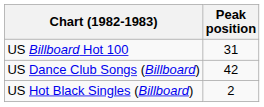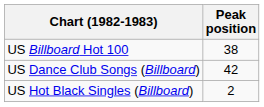(231, 49) 31 -> (231, 49) 38
